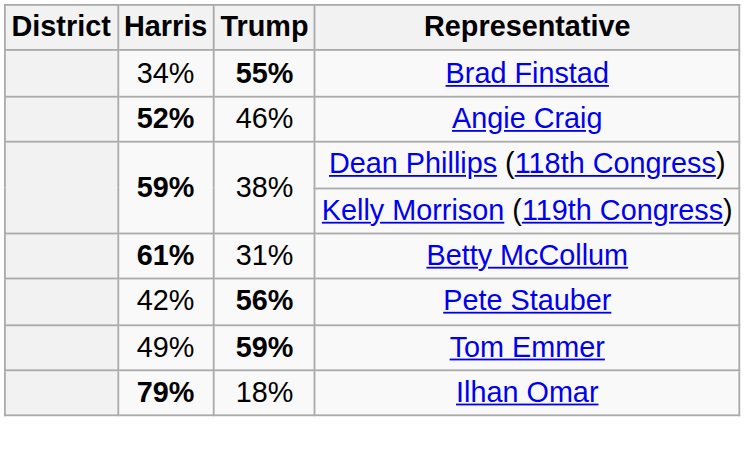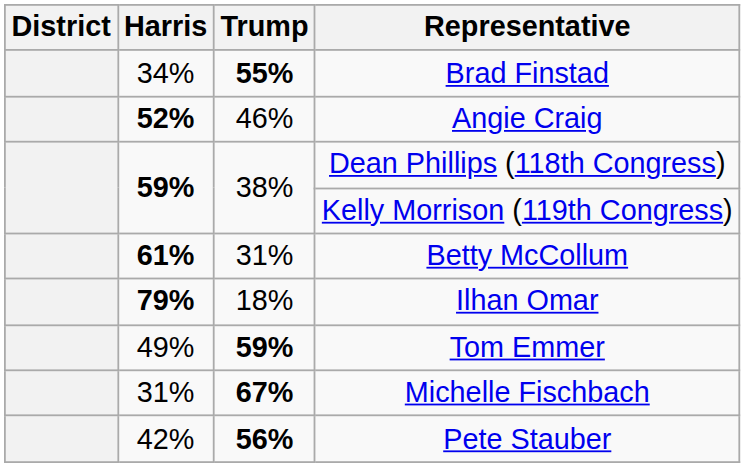rows swapped: (527, 392) <-> (527, 301)
+ row: (527, 392)
